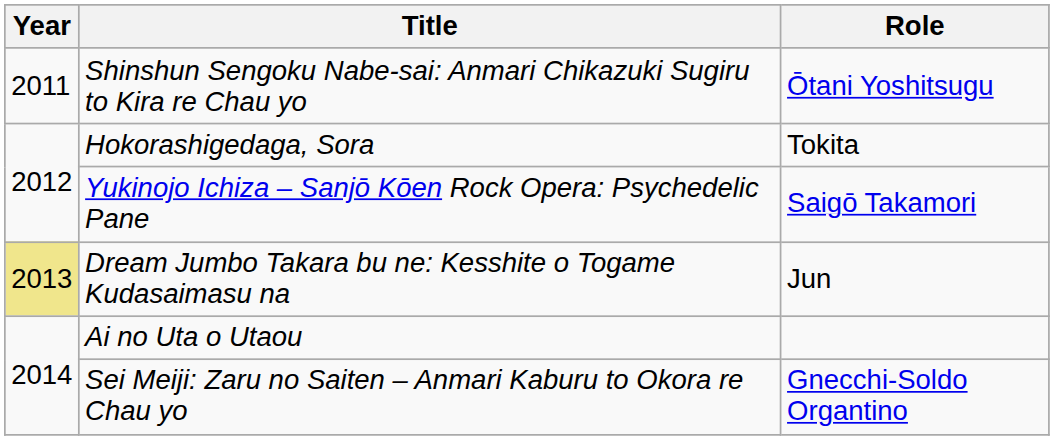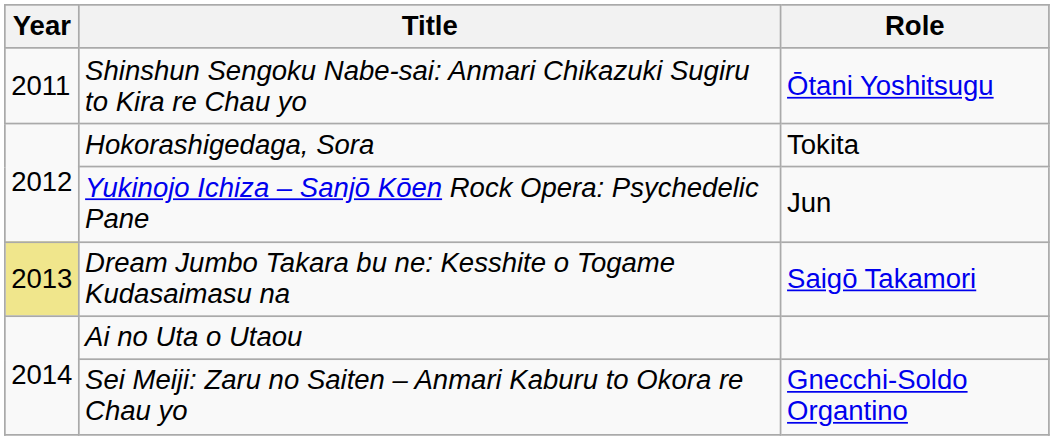(882, 203) Saigō Takamori -> (809, 203) Jun
(809, 278) Jun -> (882, 278) Saigō Takamori
